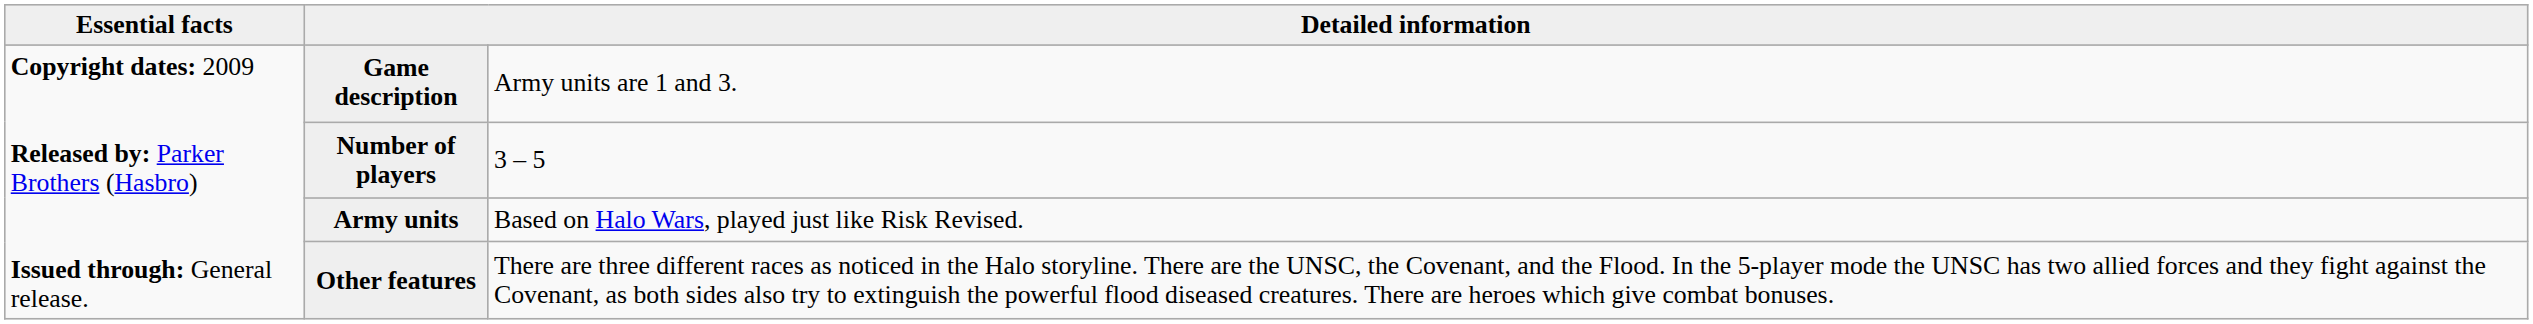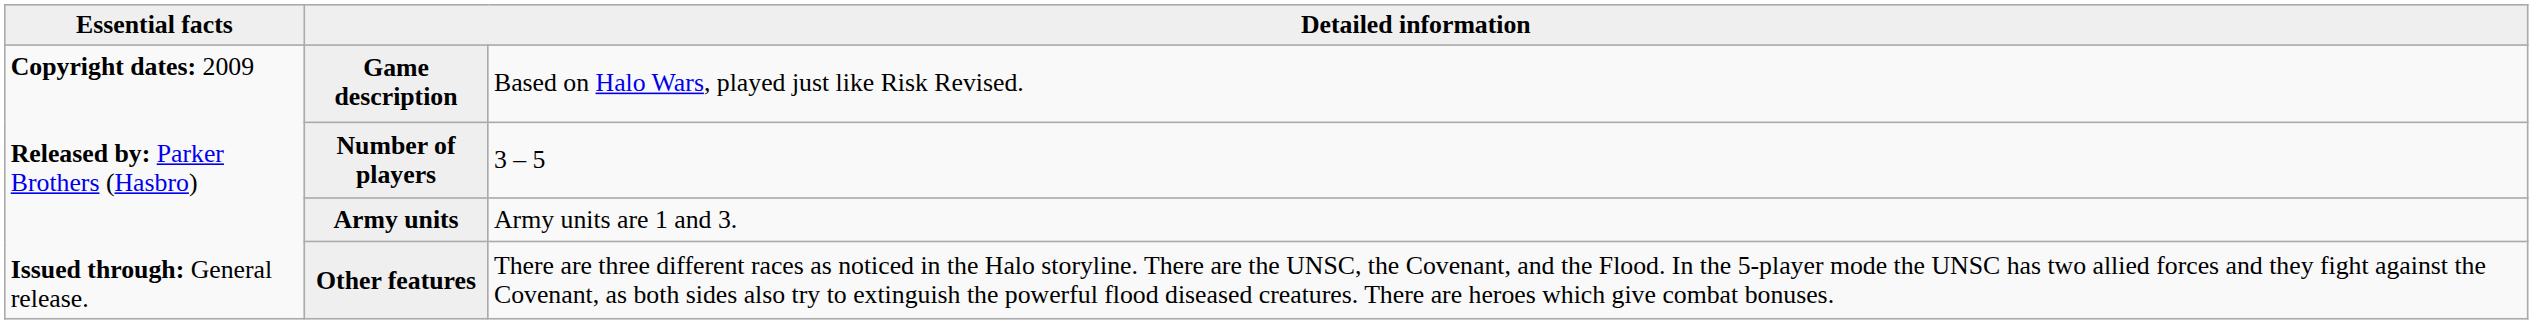(616, 83) Army units are 1 and 3. -> (759, 83) Based on Halo Wars, played just like Risk Revised.
(759, 219) Based on Halo Wars, played just like Risk Revised. -> (616, 219) Army units are 1 and 3.
